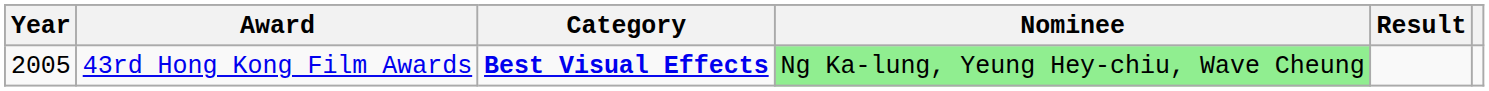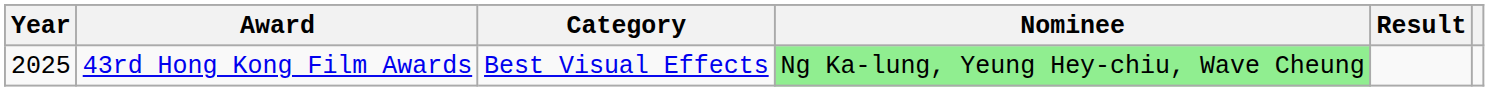(41, 66) 2005 -> (41, 66) 2025
(626, 66) bold -> (626, 66) normal
